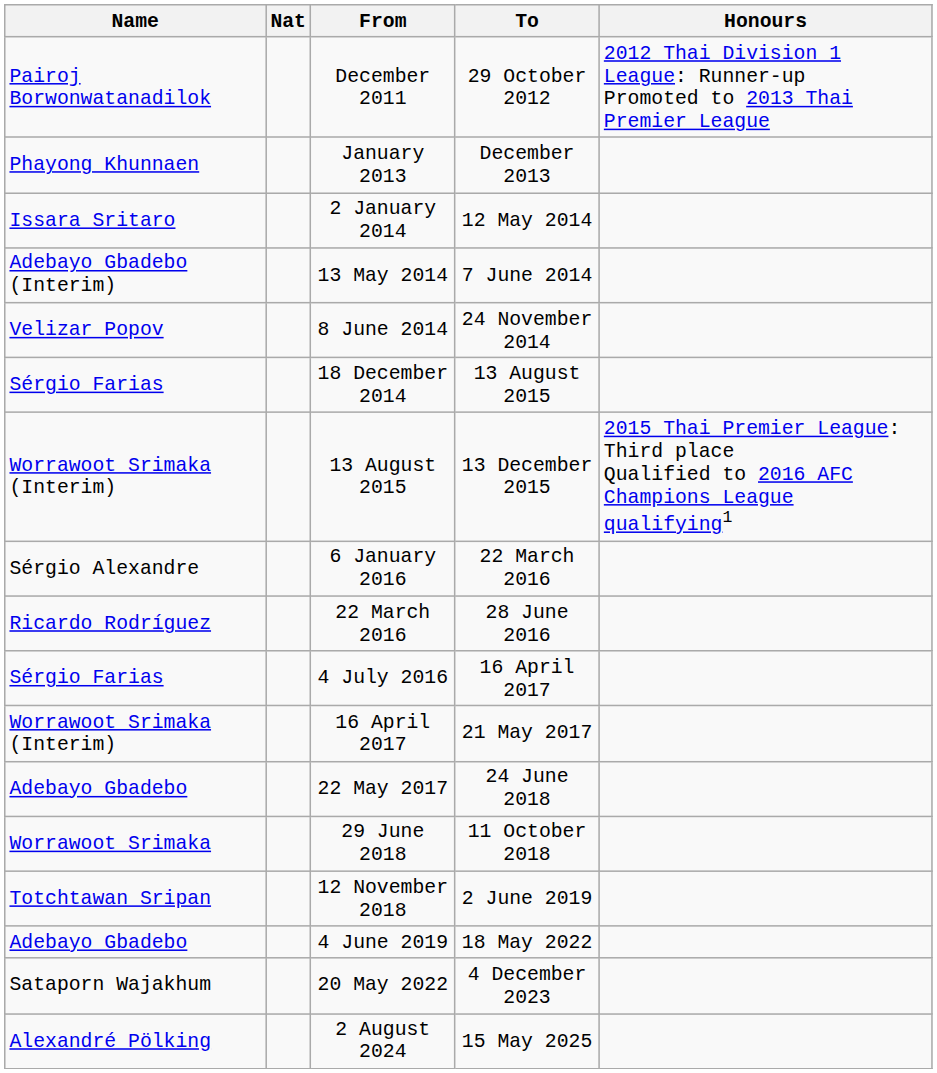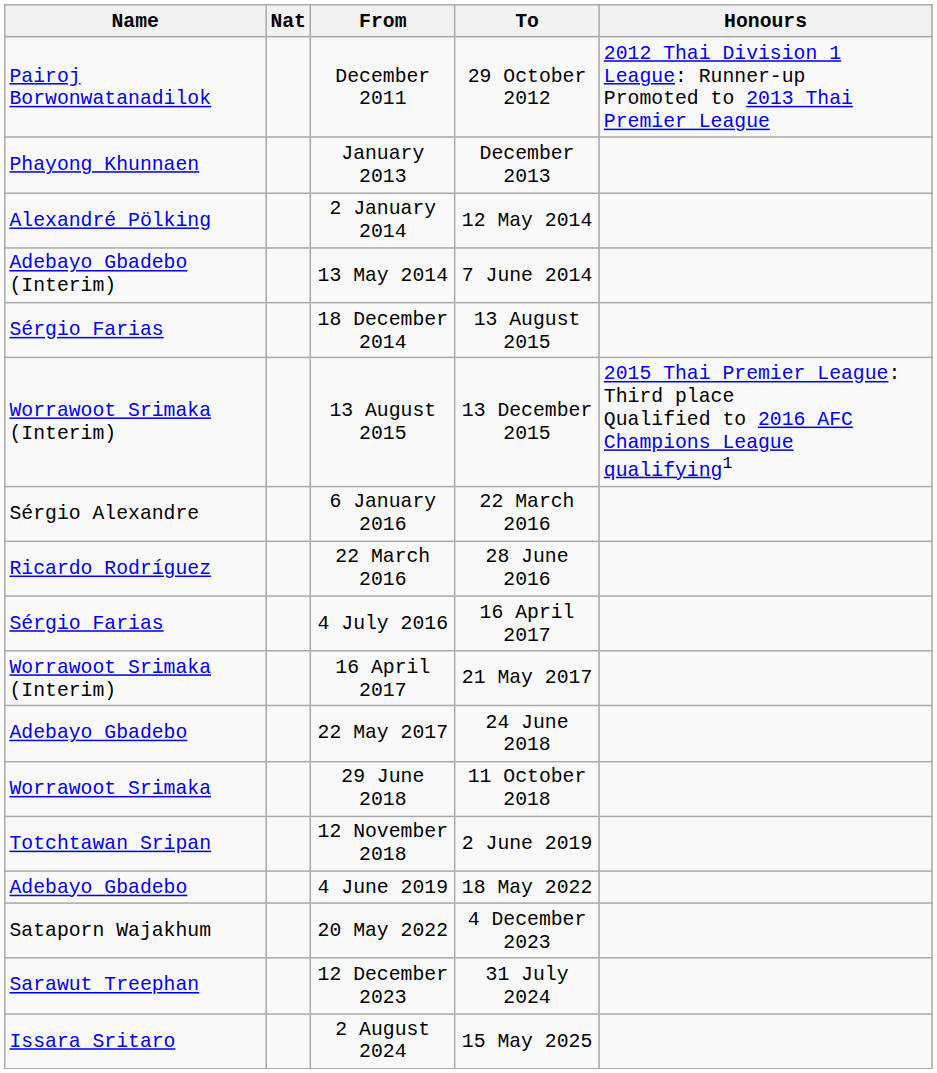(92, 220) Issara Sritaro -> (110, 220) Alexandré Pölking
- row: (383, 330)
+ row: (383, 986)
(110, 1041) Alexandré Pölking -> (92, 1041) Issara Sritaro
